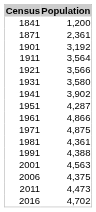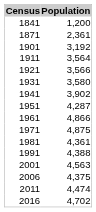(79, 189) 4,473 -> (79, 189) 4,474
